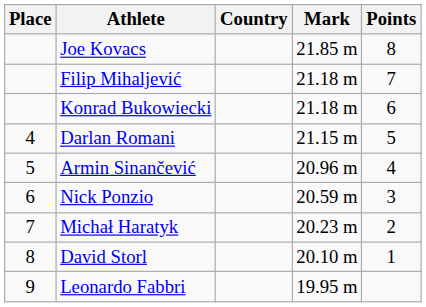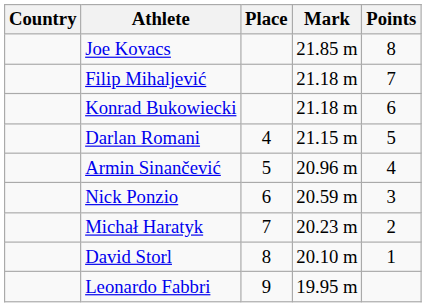columns swapped: (30, 19) <-> (254, 19)
